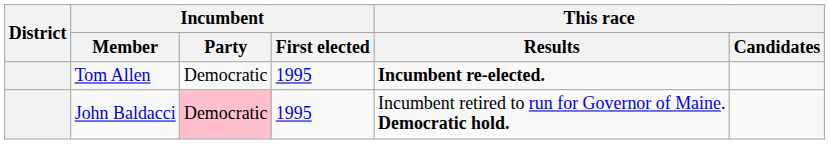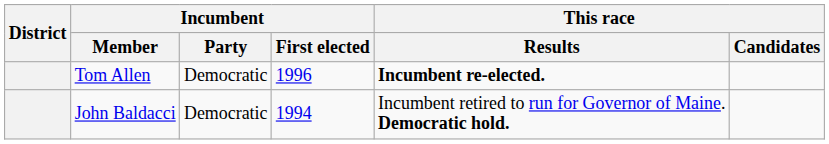(294, 75) 1995 -> (294, 75) 1996
(226, 114) pink background -> (226, 114) no background
(294, 114) 1995 -> (294, 114) 1994
